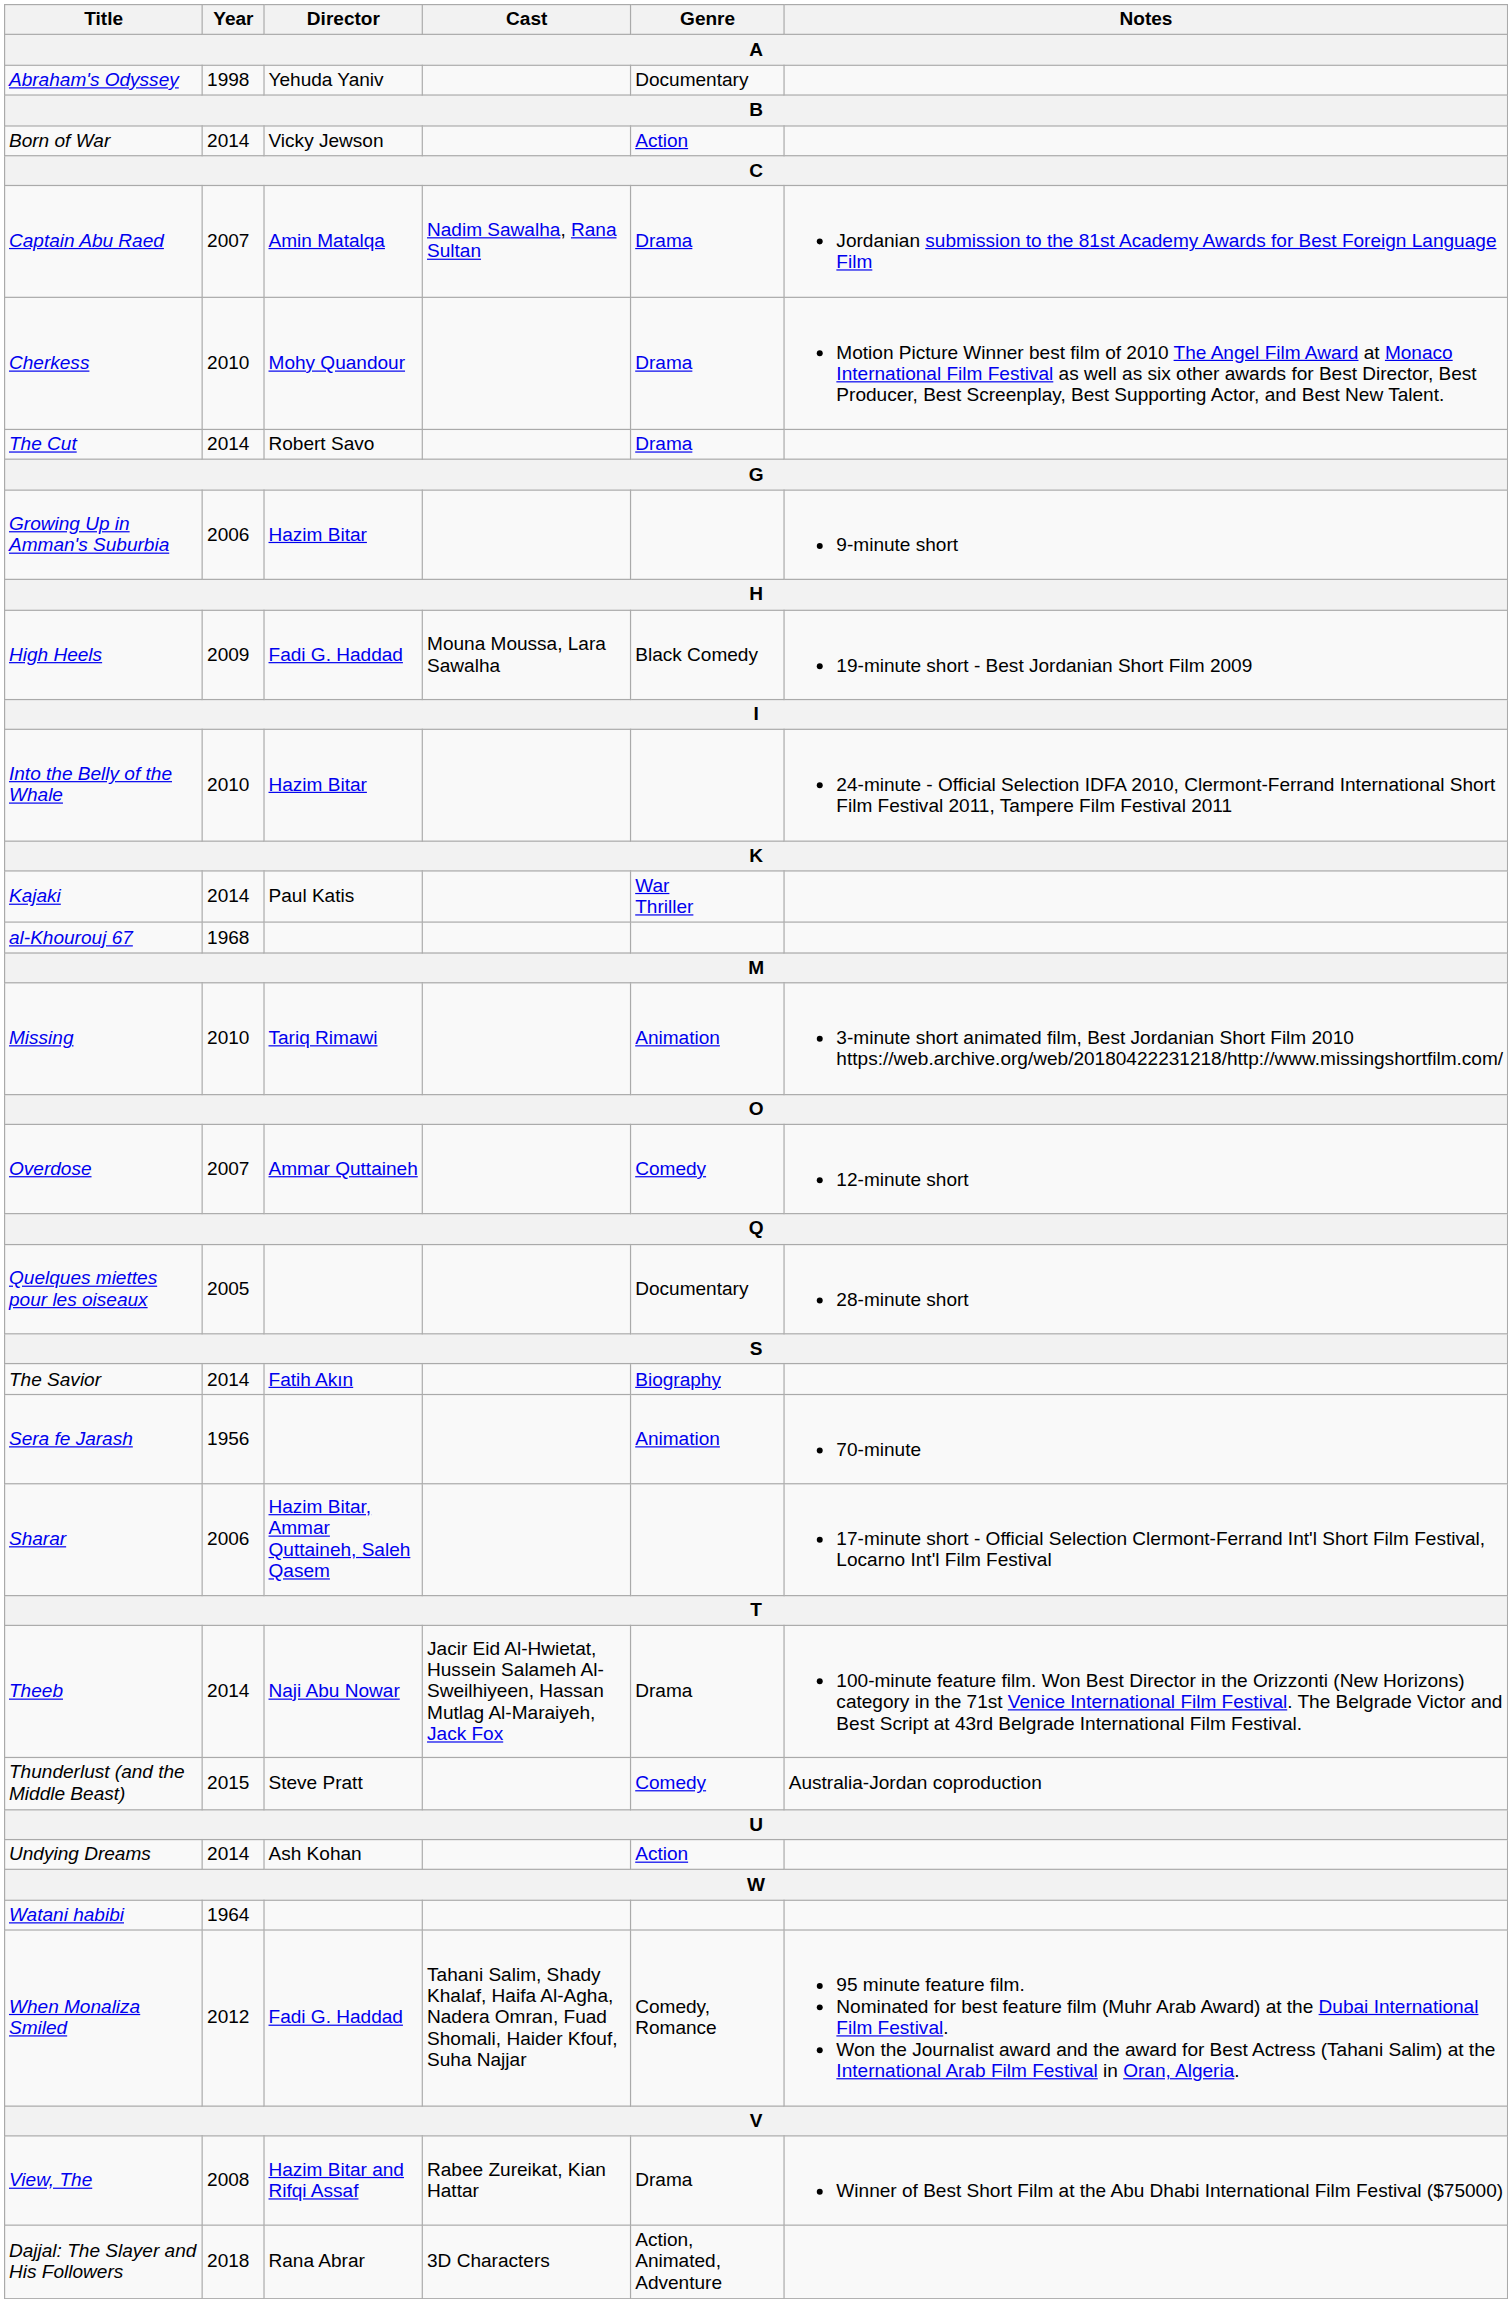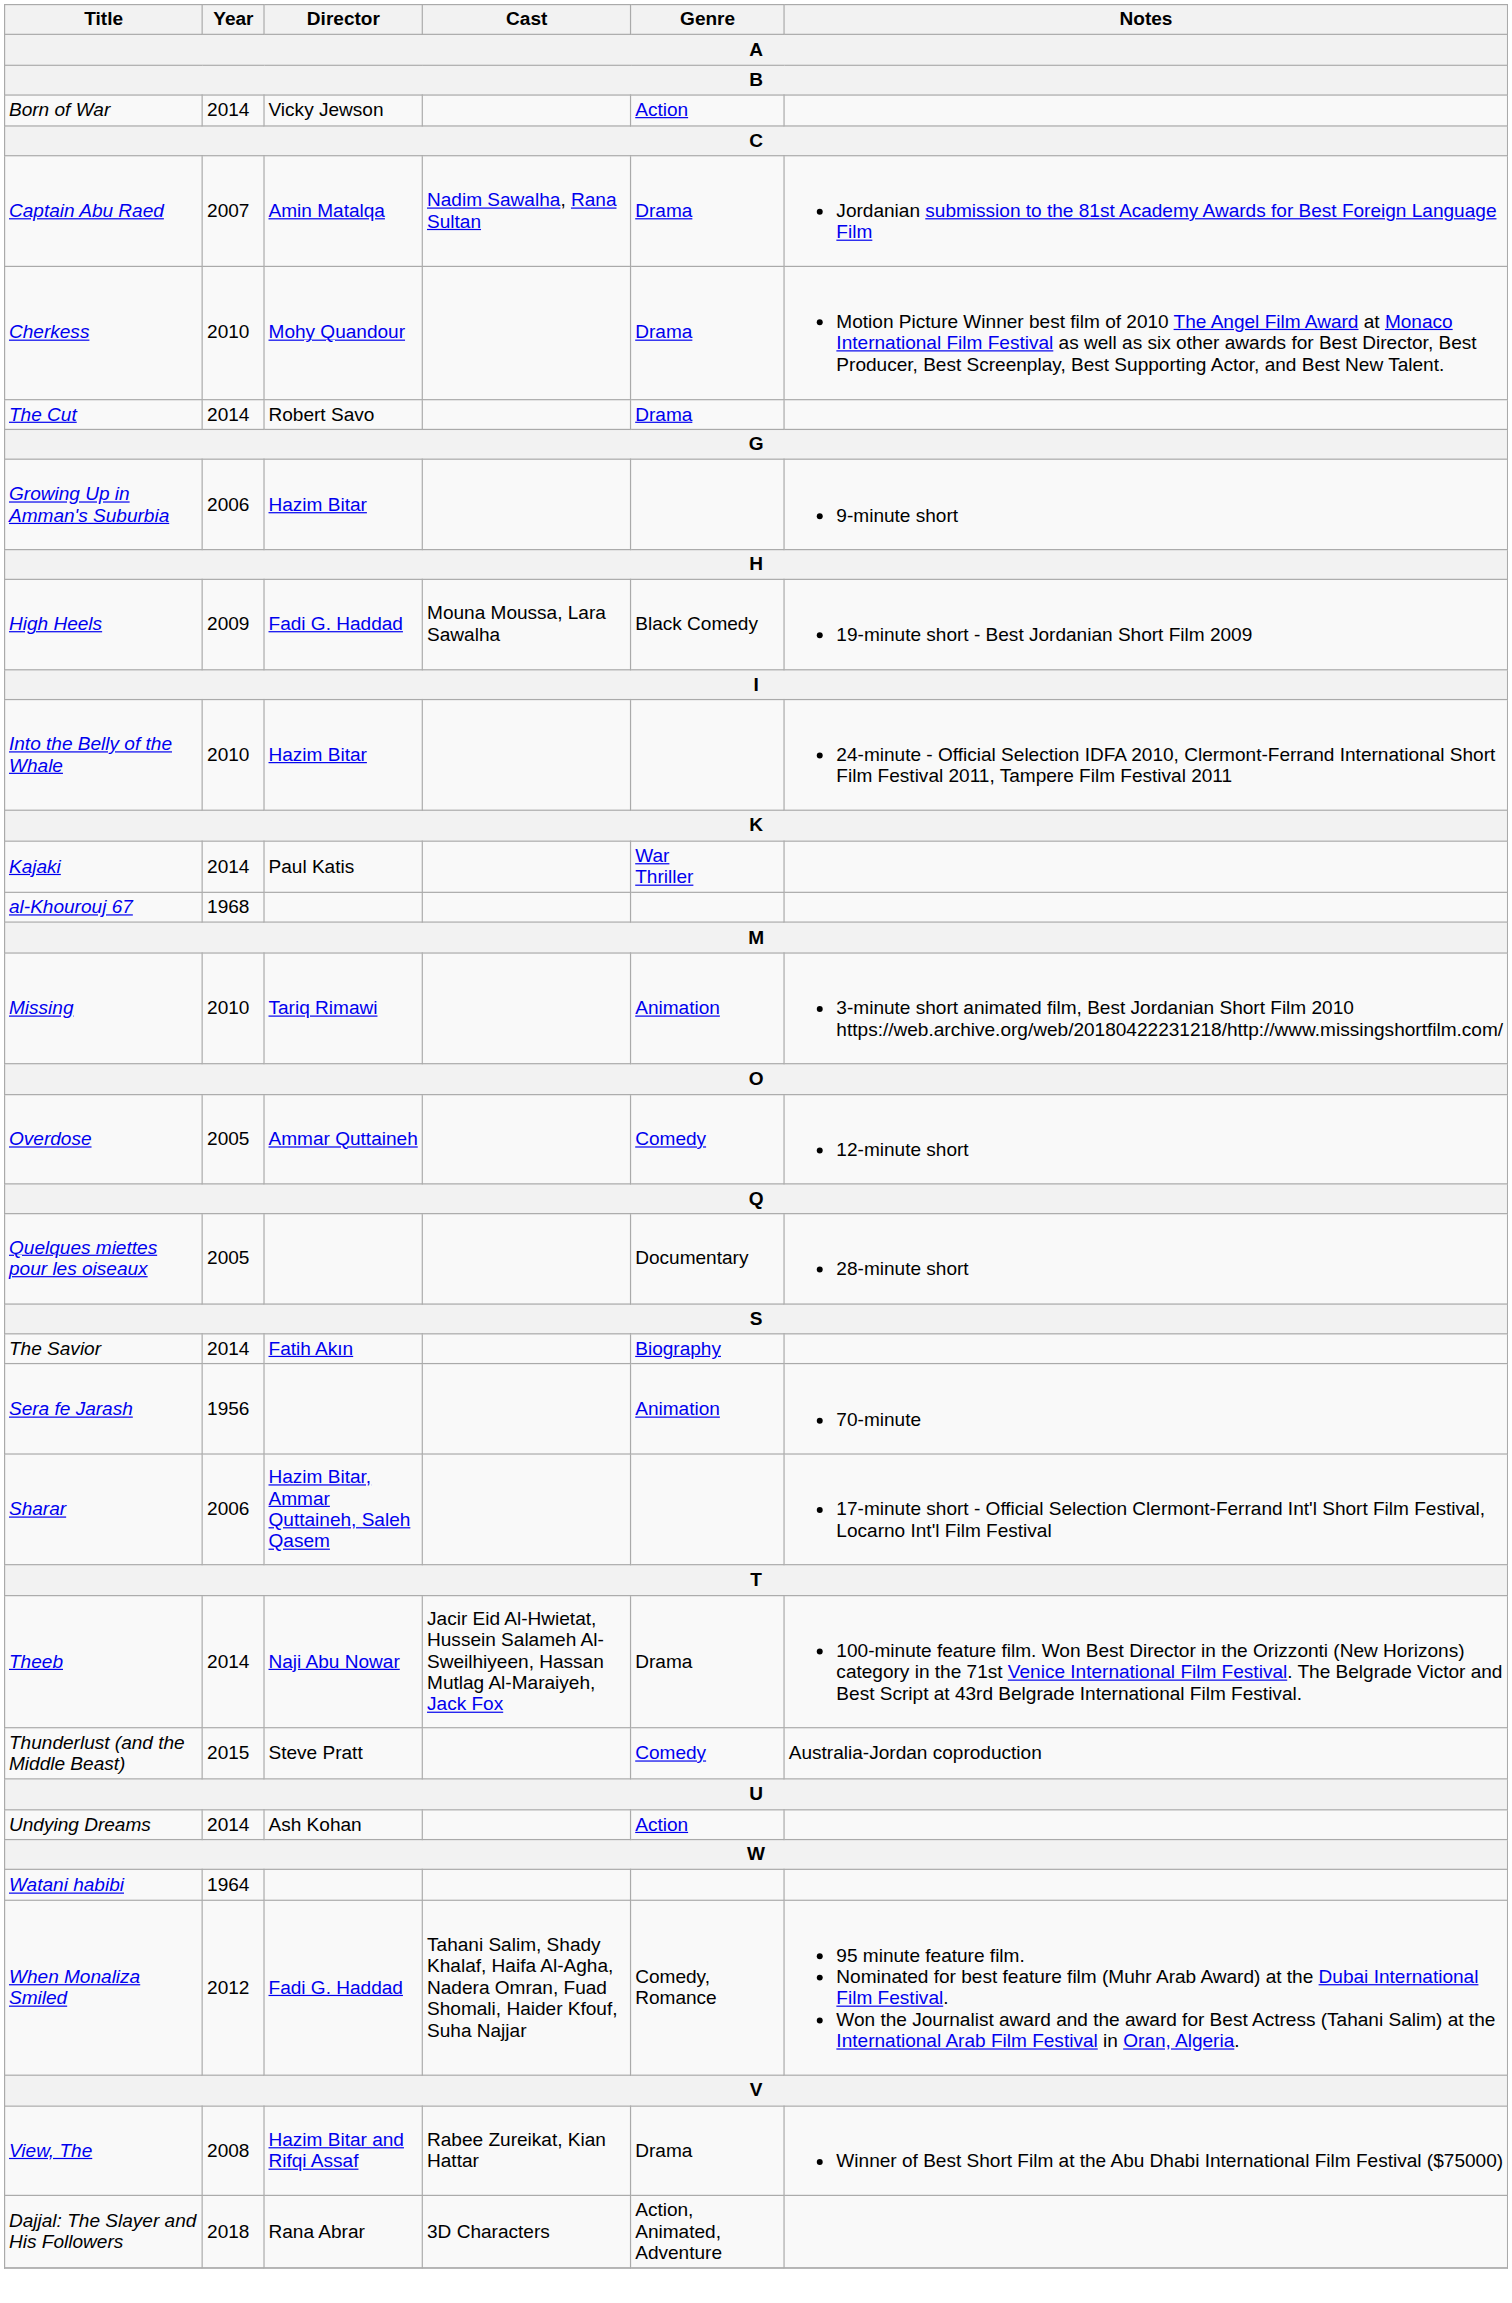- row: (94, 79)
(228, 1168) 2007 -> (228, 1138) 2005
